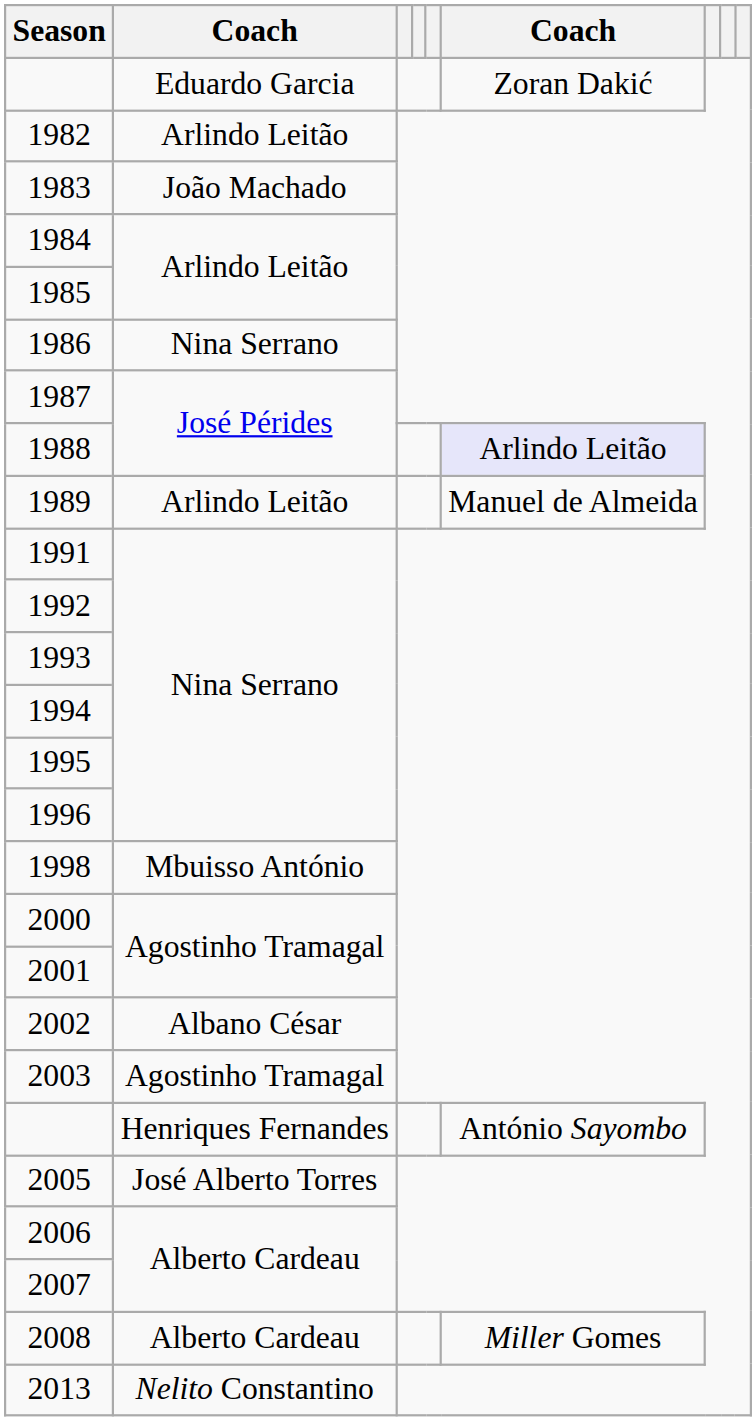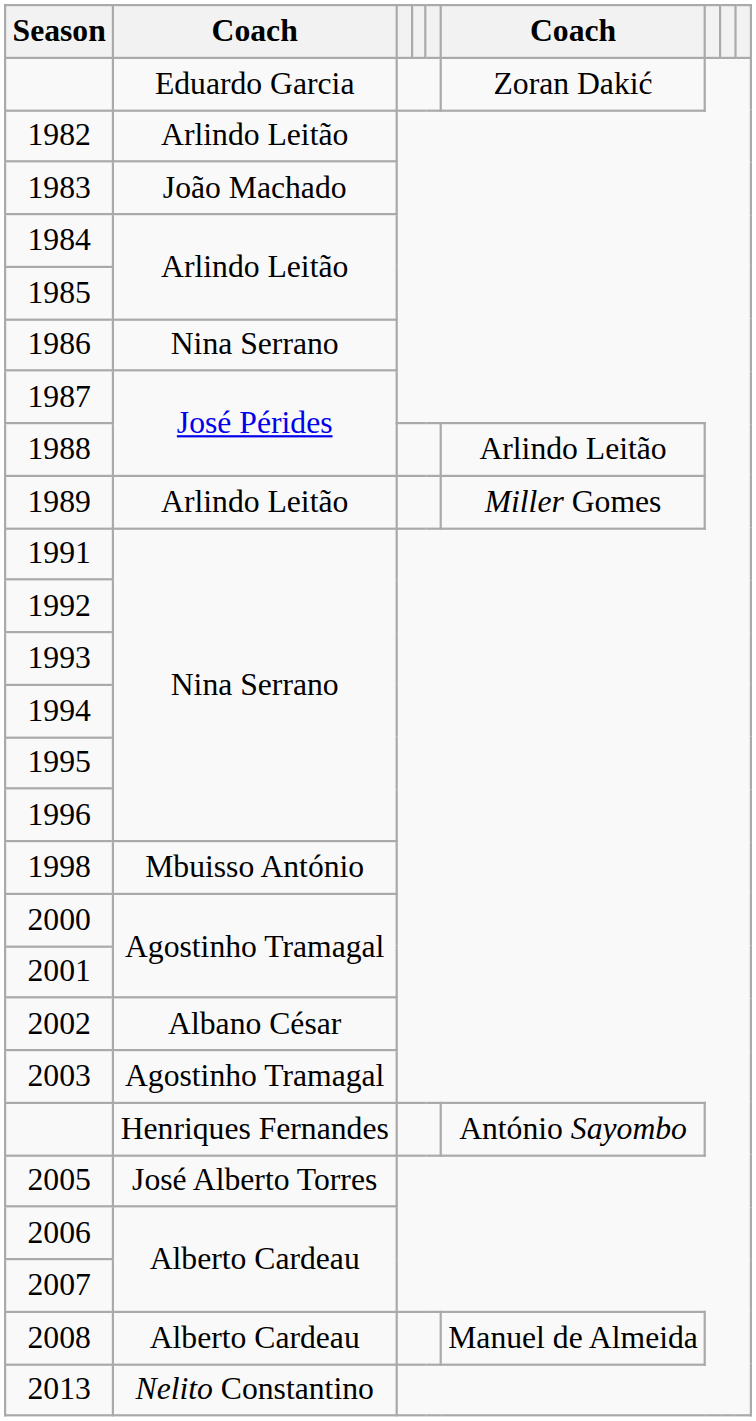(573, 449) lavender background -> (573, 449) no background
(573, 501) Manuel de Almeida -> (573, 501) Miller Gomes
(573, 1337) Miller Gomes -> (573, 1337) Manuel de Almeida
